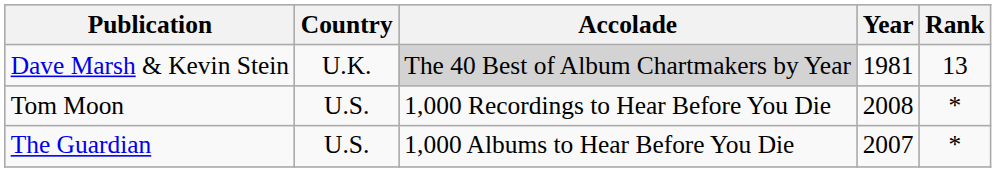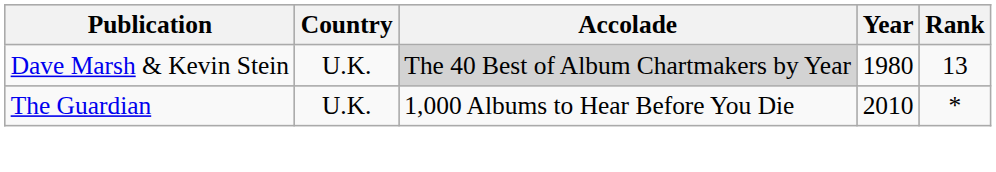(888, 65) 1981 -> (888, 65) 1980
- row: (67, 105)
(347, 145) U.S. -> (347, 105) U.K.
(888, 145) 2007 -> (888, 105) 2010
